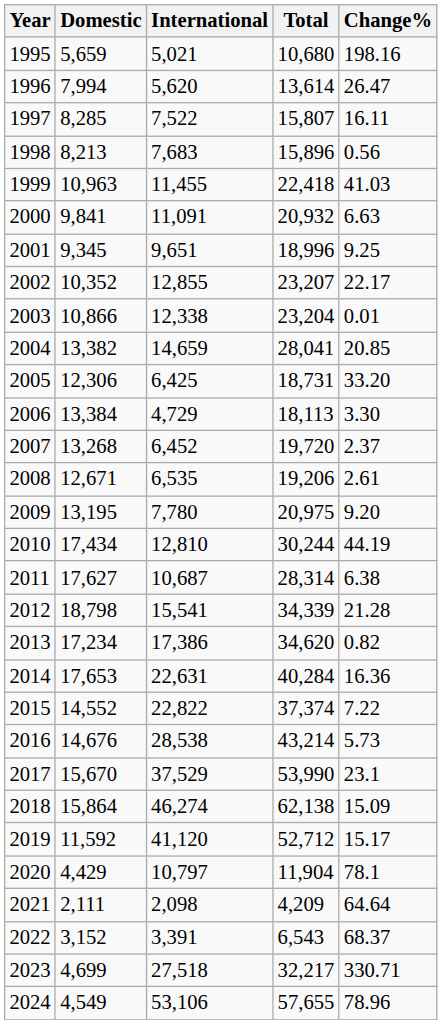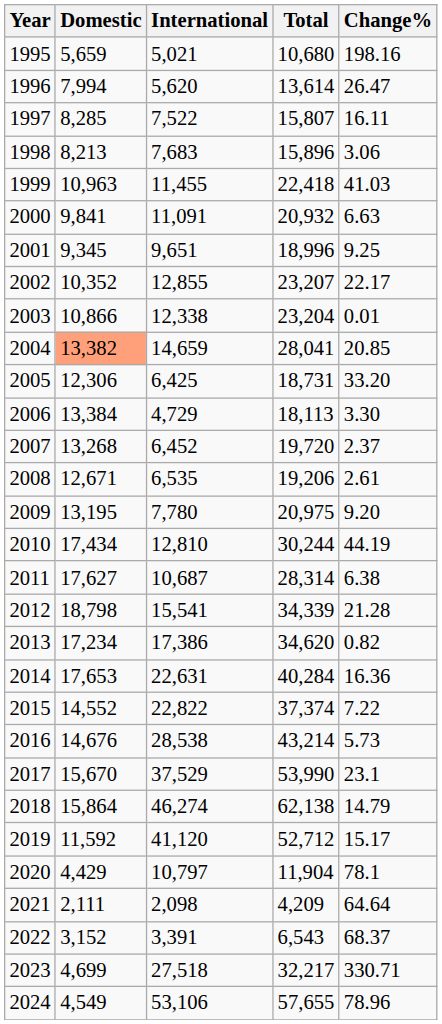(362, 151) 0.56 -> (362, 151) 3.06
(89, 348) no background -> (89, 348) lightsalmon background
(367, 806) 15.09 -> (367, 806) 14.79
